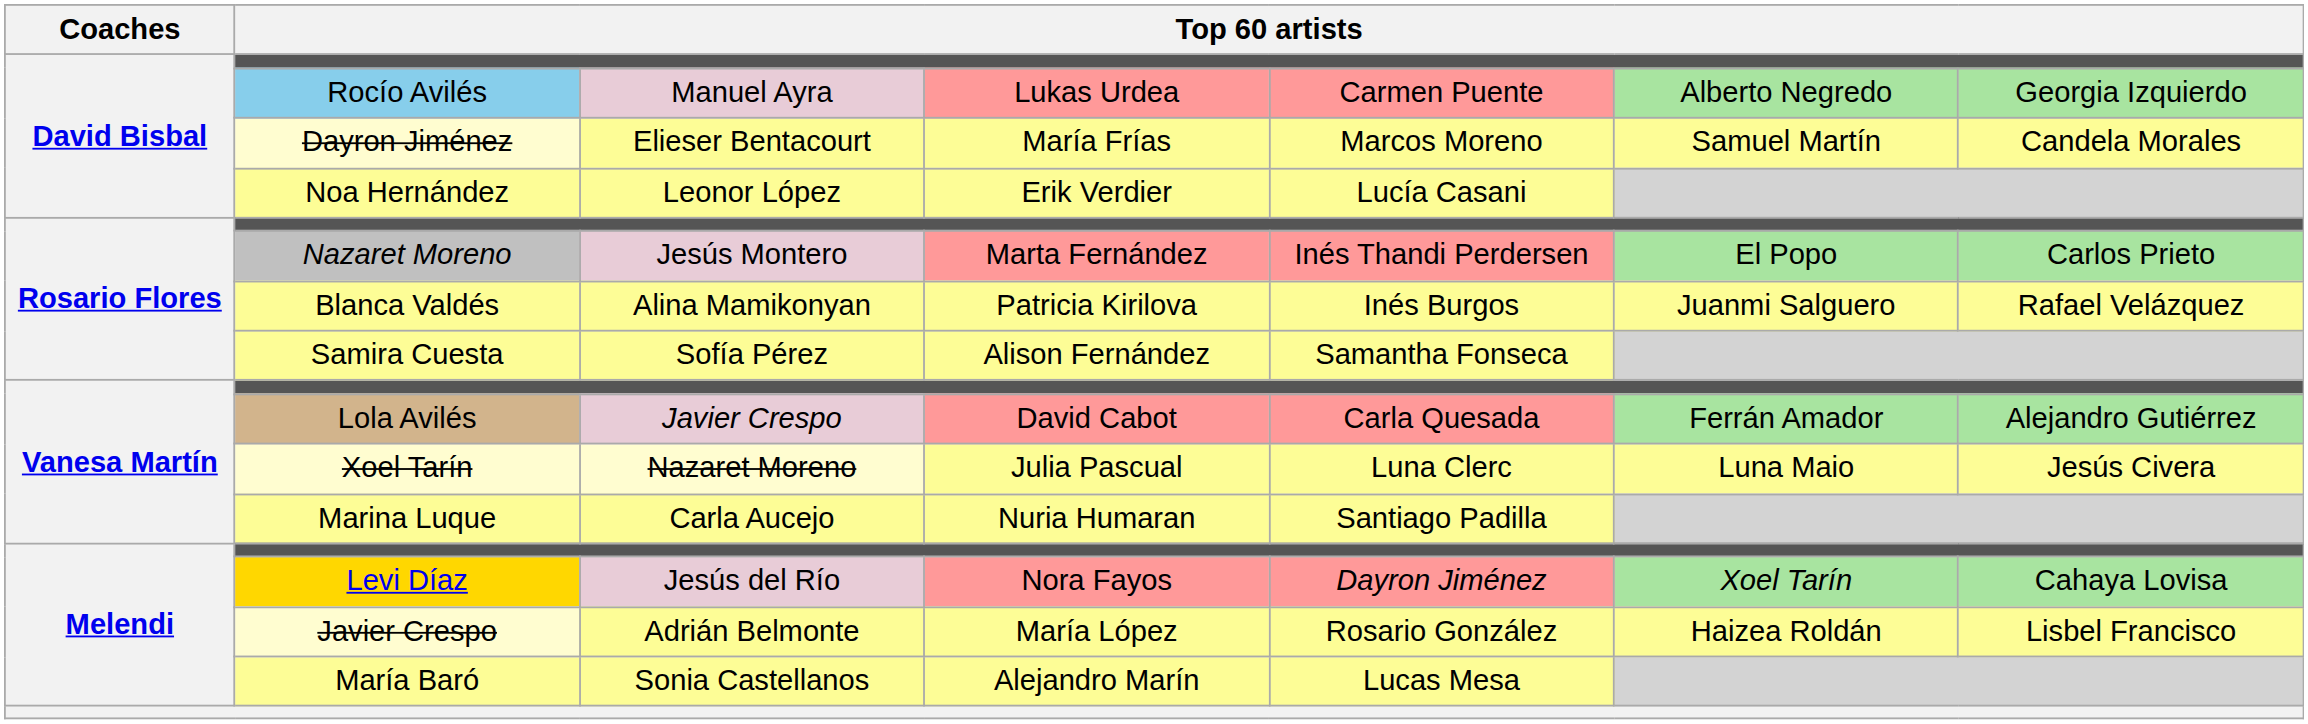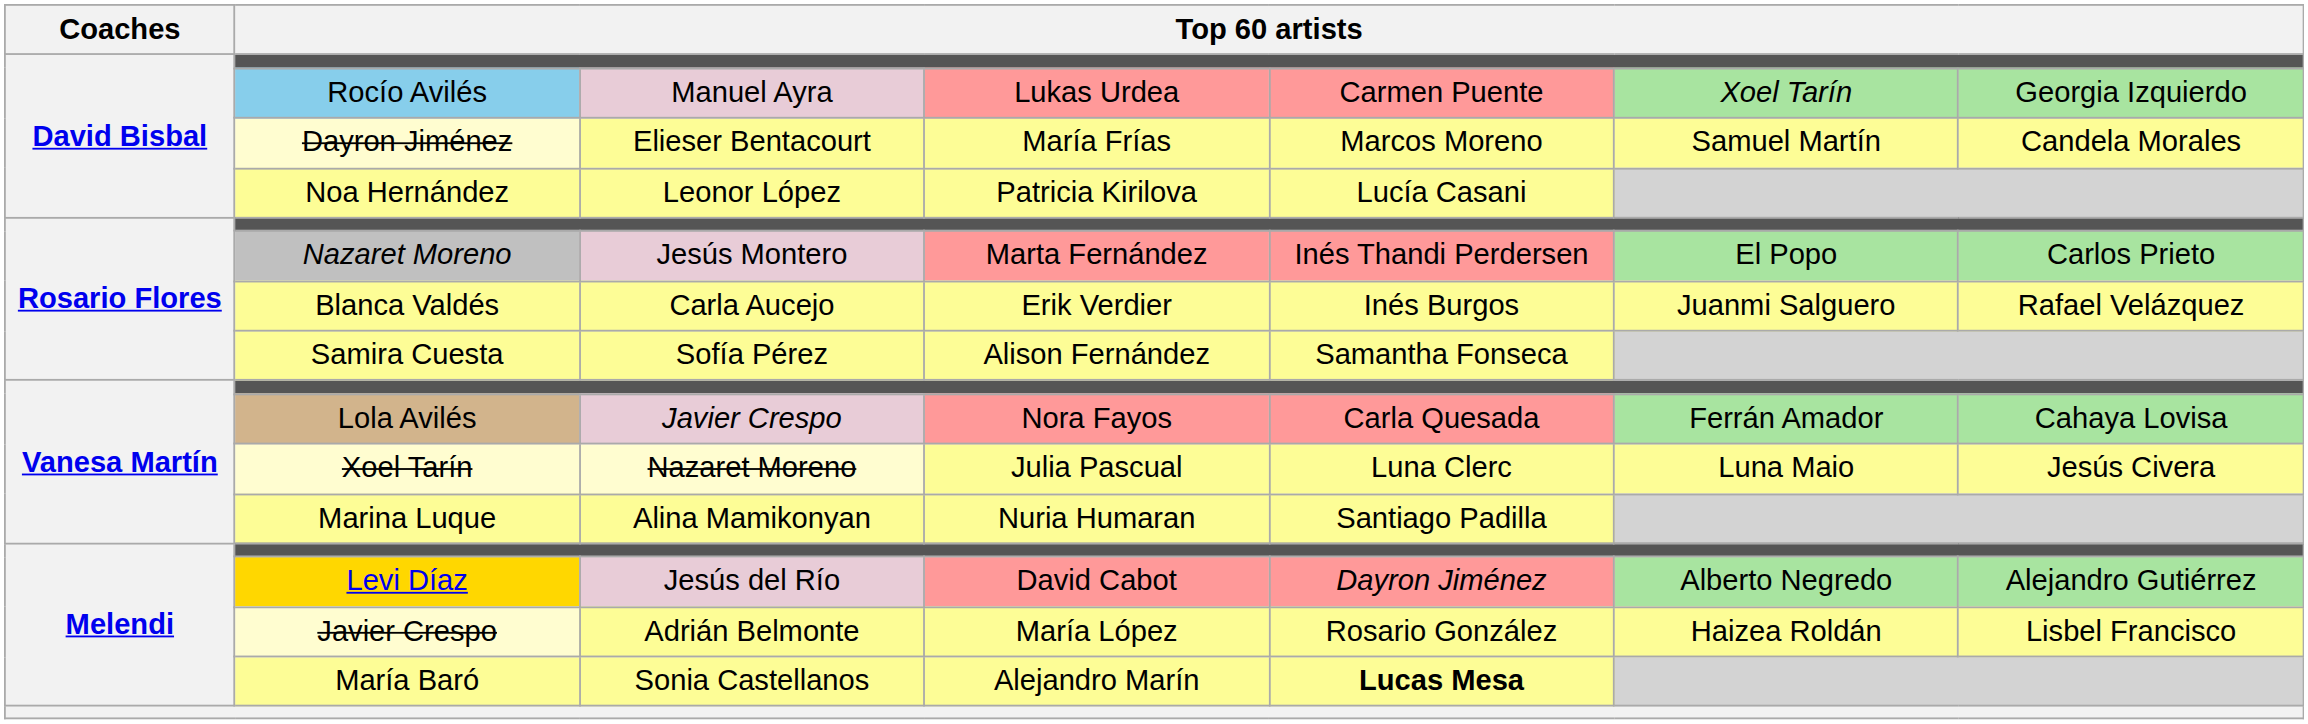(1786, 92) Alberto Negredo -> (1786, 92) Xoel Tarín
(1097, 192) Erik Verdier -> (1097, 192) Patricia Kirilova
(752, 305) Alina Mamikonyan -> (752, 305) Carla Aucejo
(1097, 305) Patricia Kirilova -> (1097, 305) Erik Verdier
(1097, 418) David Cabot -> (1097, 418) Nora Fayos
(2131, 418) Alejandro Gutiérrez -> (2131, 418) Cahaya Lovisa
(752, 518) Carla Aucejo -> (752, 518) Alina Mamikonyan
(1097, 581) Nora Fayos -> (1097, 581) David Cabot
(1786, 581) Xoel Tarín -> (1786, 581) Alberto Negredo
(2131, 581) Cahaya Lovisa -> (2131, 581) Alejandro Gutiérrez
(1441, 680) normal -> (1441, 680) bold
